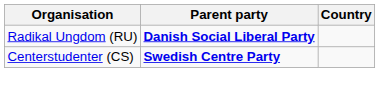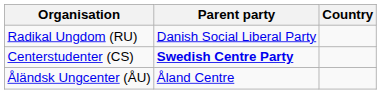(229, 36) bold -> (237, 36) normal
+ row: (79, 78)
